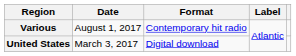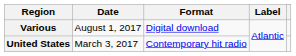(196, 28) Contemporary hit radio -> (182, 28) Digital download
(182, 43) Digital download -> (196, 43) Contemporary hit radio
